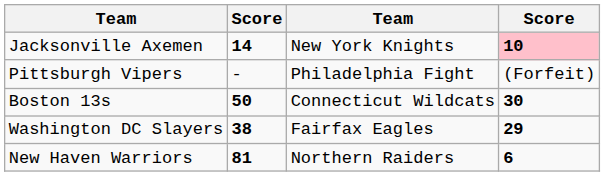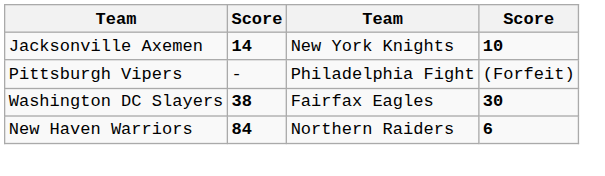(513, 46) pink background -> (493, 46) no background
- row: (60, 102)
(513, 130) 29 -> (493, 102) 30
(242, 157) 81 -> (242, 130) 84
